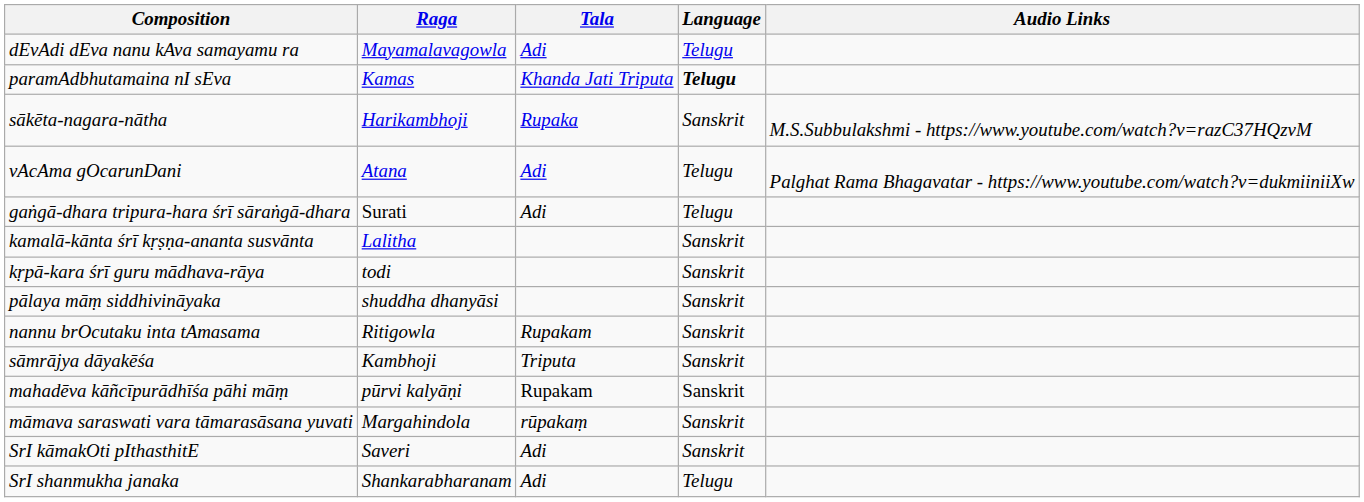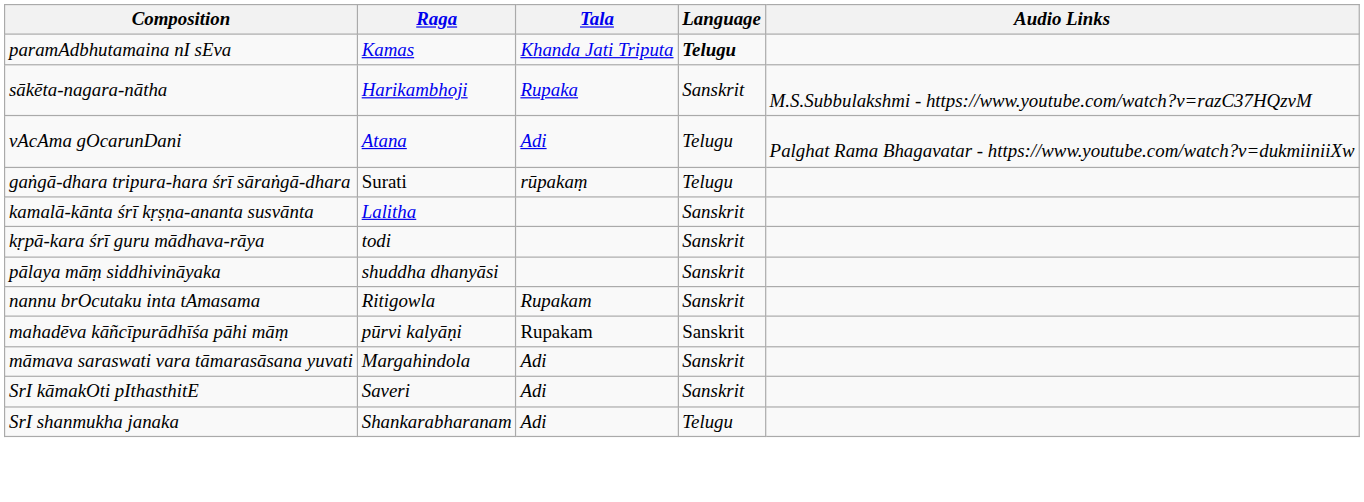- row: (154, 49)
(533, 211) Adi -> (554, 181) rūpakaṃ
- row: (82, 361)
(554, 421) rūpakaṃ -> (533, 361) Adi
